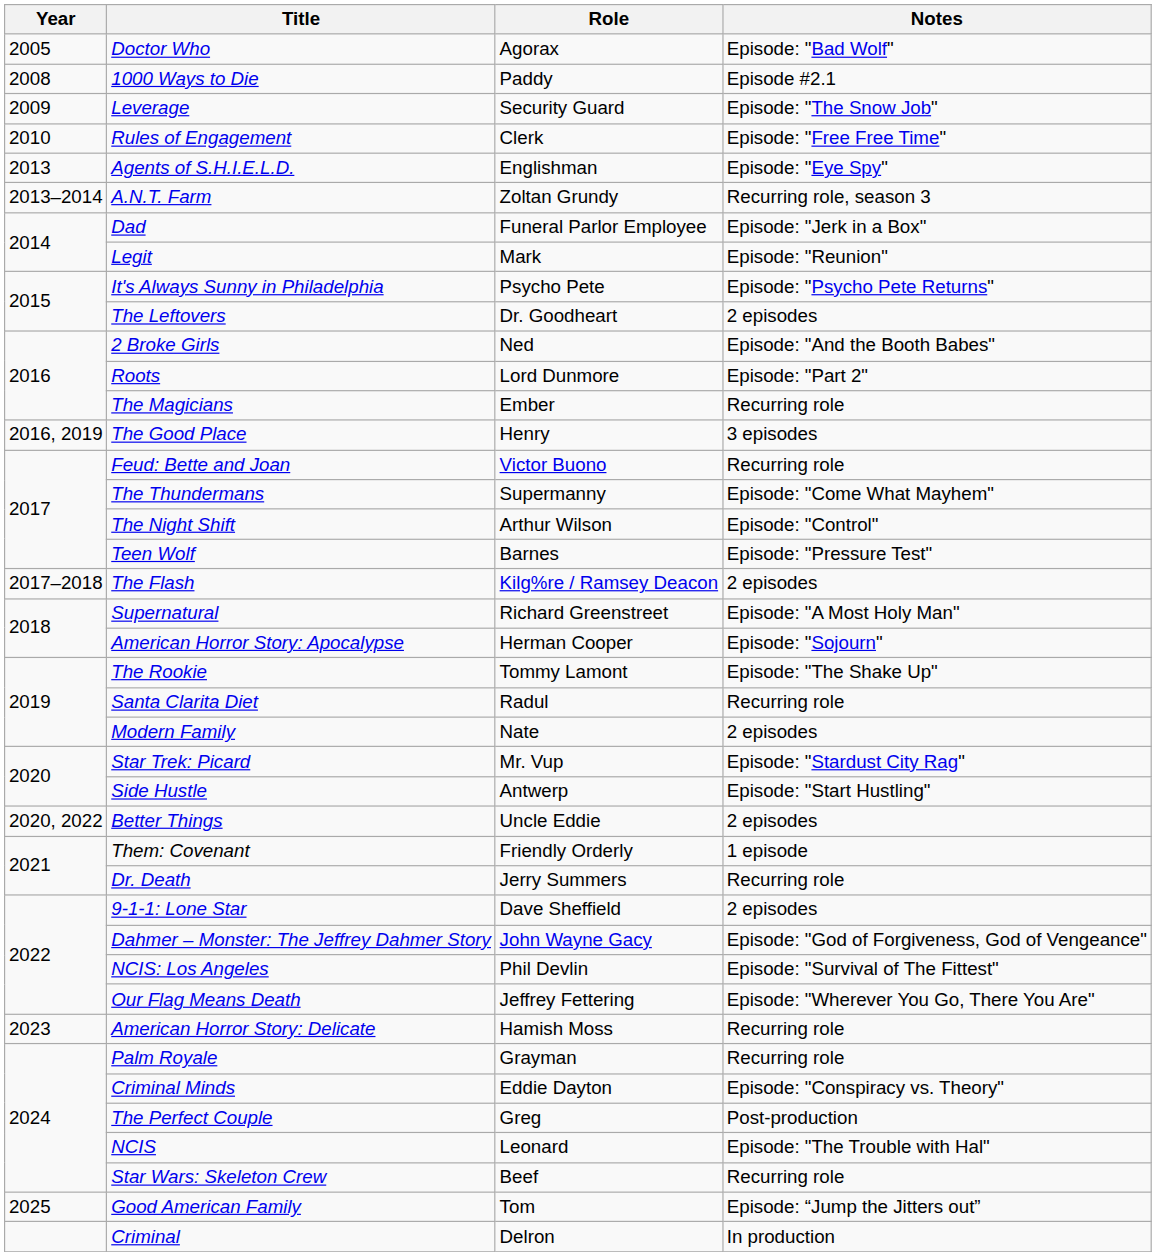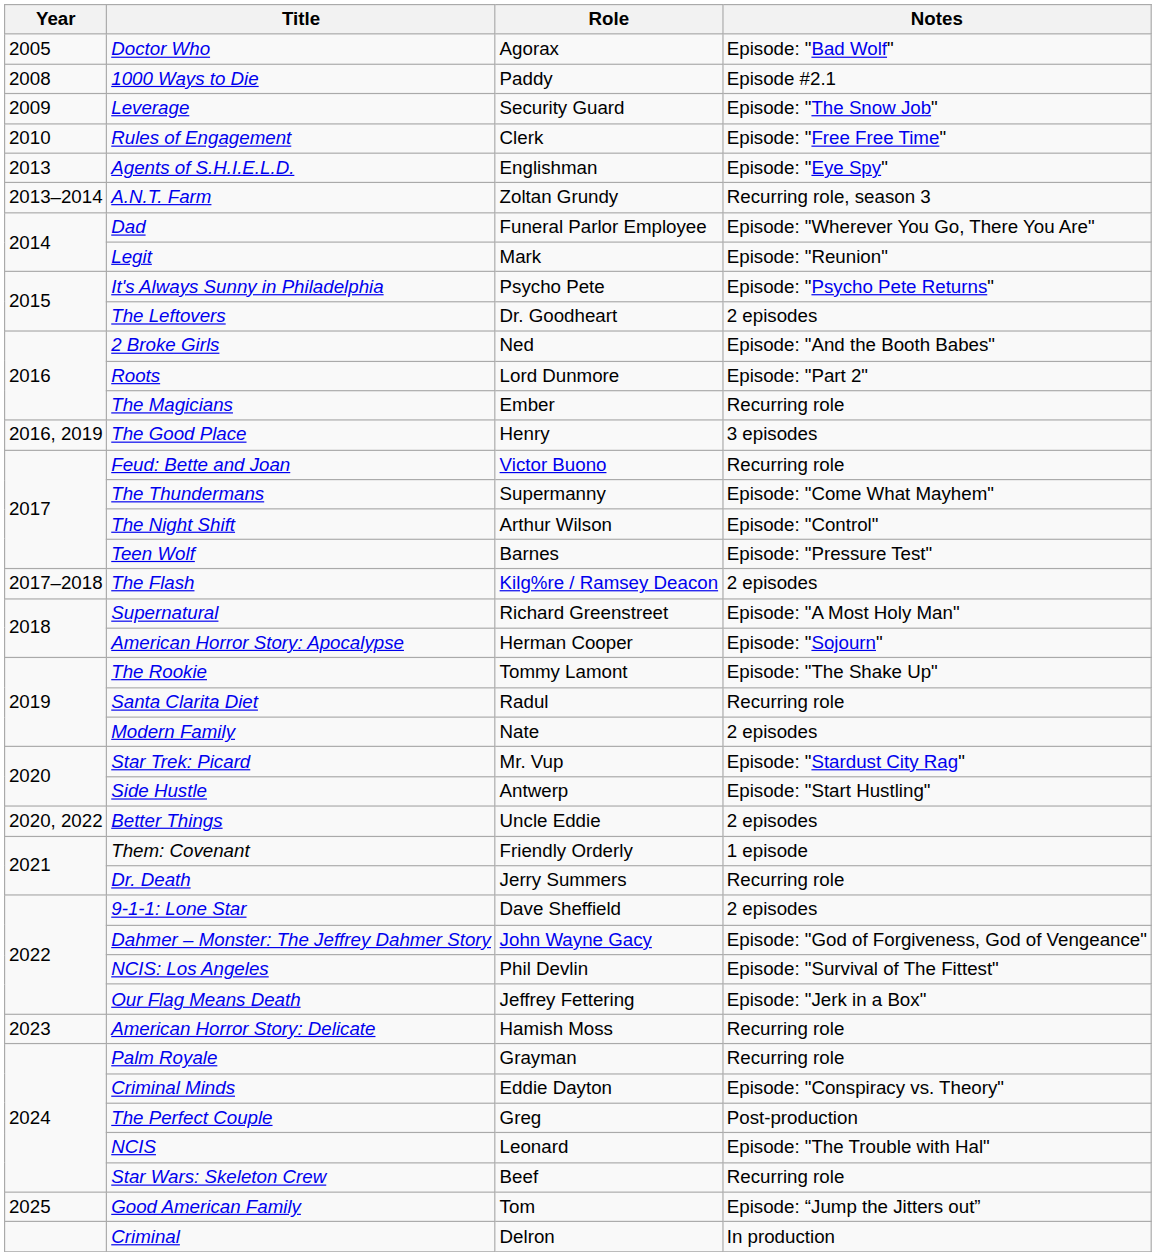(827, 227) Episode: "Jerk in a Box" -> (911, 227) Episode: "Wherever You Go, There You Are"
(911, 999) Episode: "Wherever You Go, There You Are" -> (827, 999) Episode: "Jerk in a Box"
